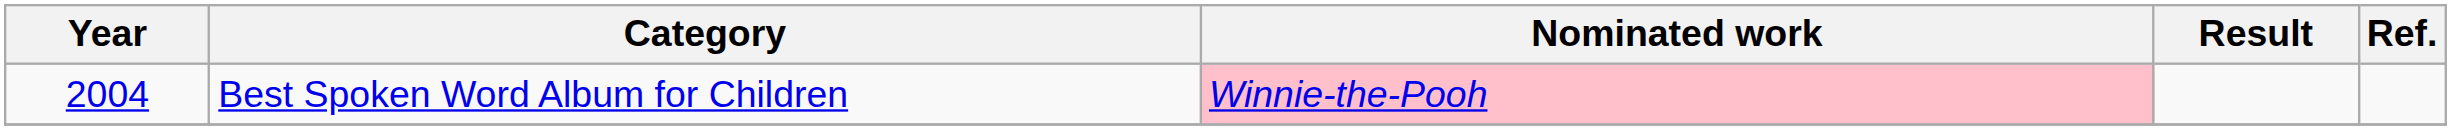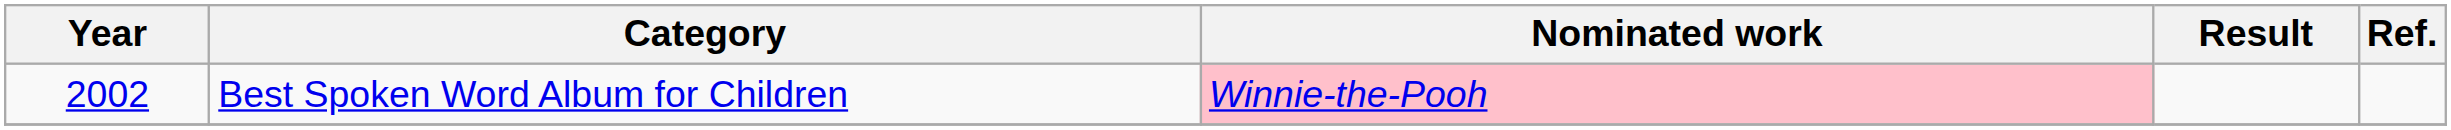(107, 93) 2004 -> (107, 93) 2002
